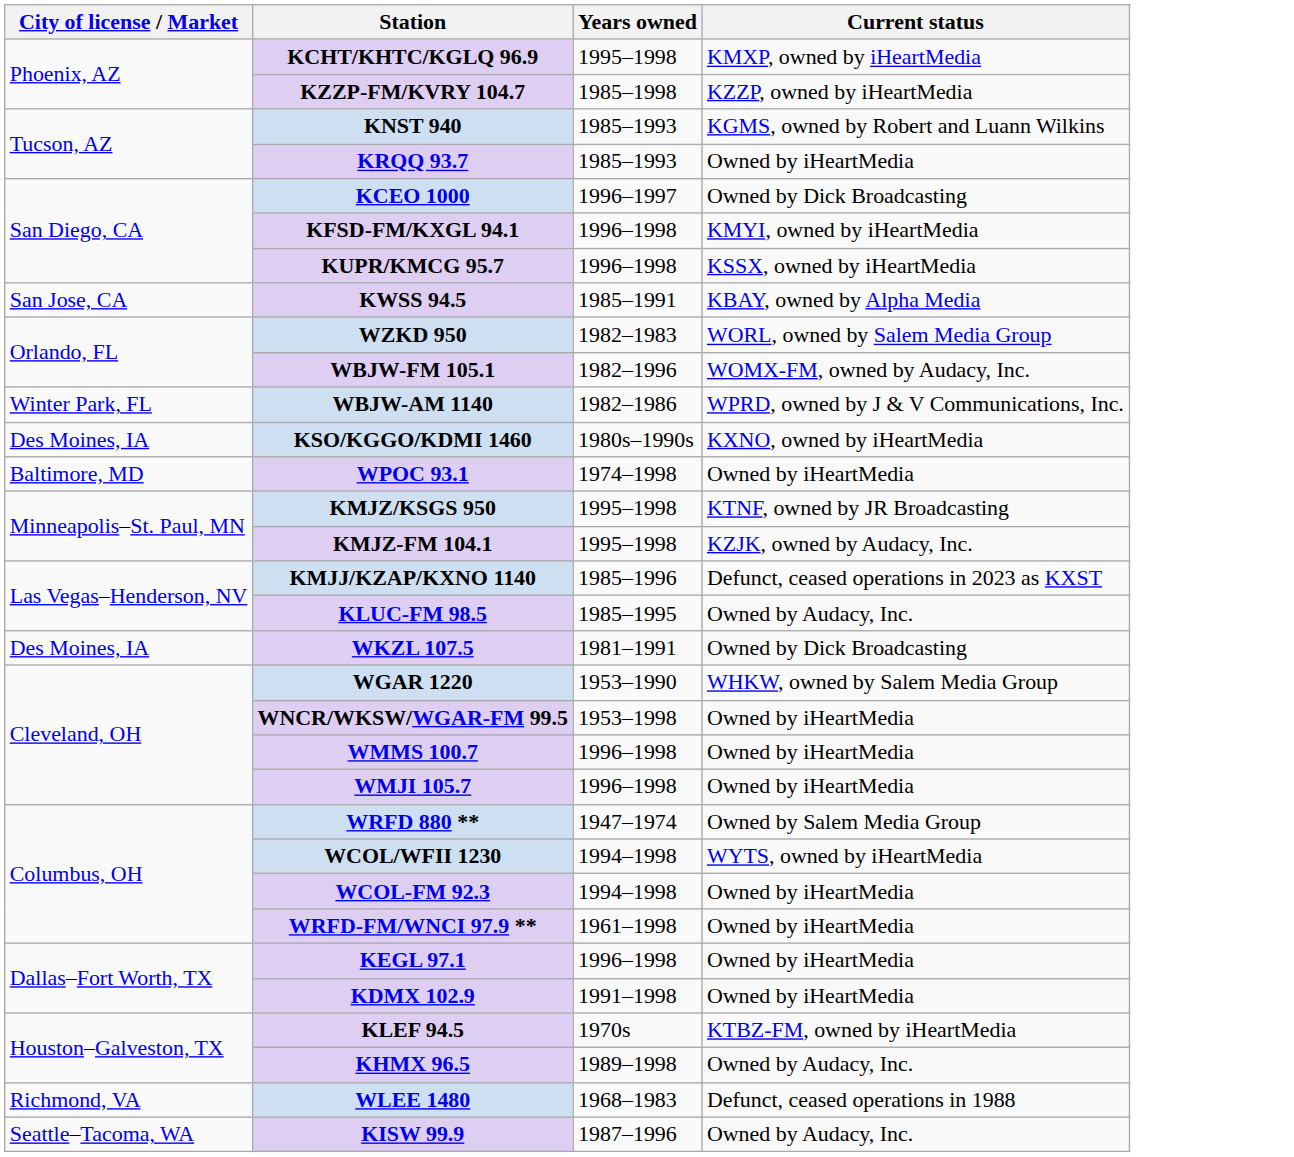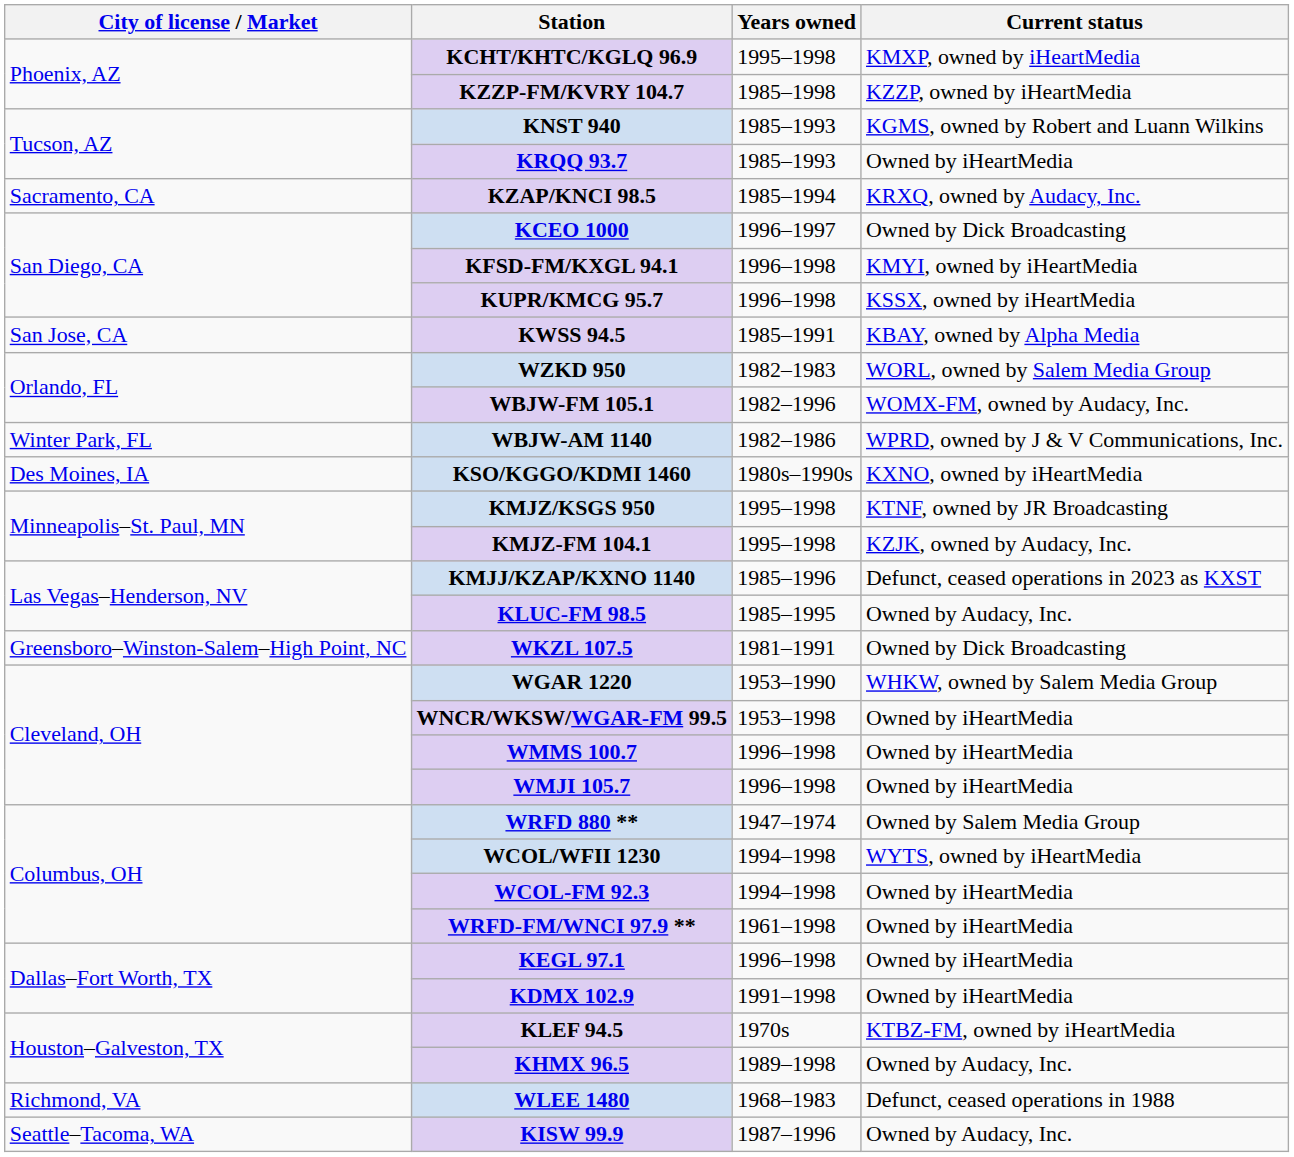+ row: (572, 195)
- row: (413, 473)
(79, 647) Des Moines, IA -> (208, 647) Greensboro–Winston-Salem–High Point, NC
